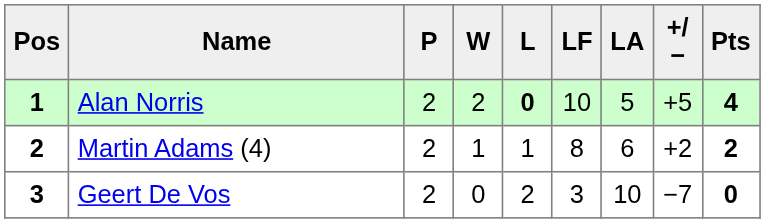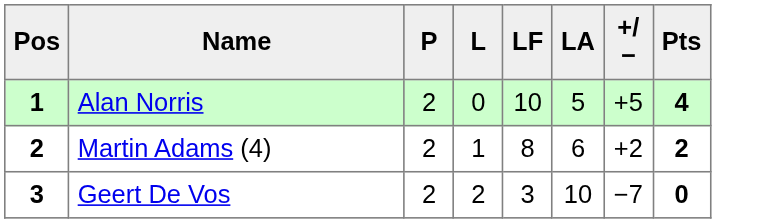- column: (478, 41)
(528, 102) bold -> (478, 102) normal
